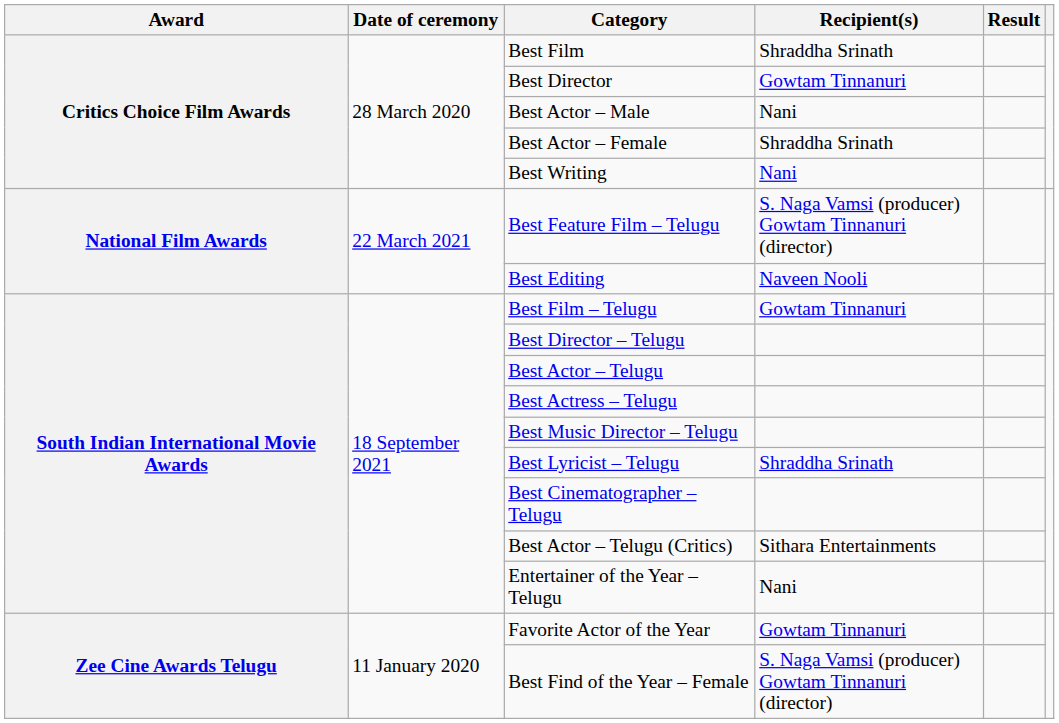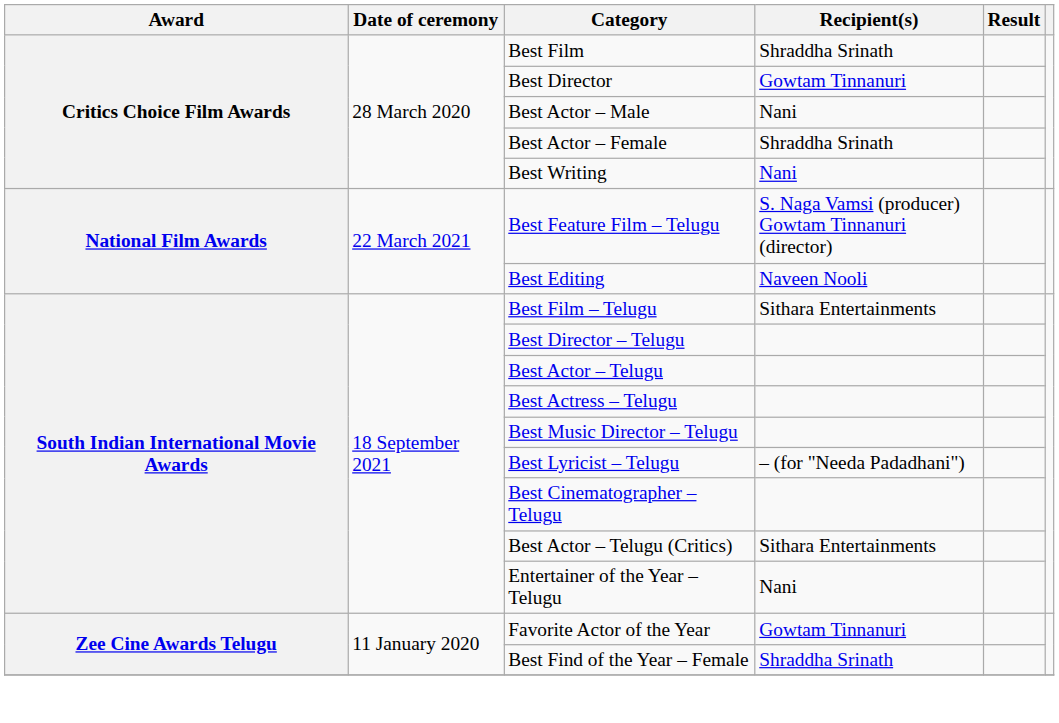(833, 309) Gowtam Tinnanuri -> (848, 309) Sithara Entertainments
(826, 462) Shraddha Srinath -> (862, 462) – (for "Needa Padadhani")
(860, 681) S. Naga Vamsi (producer) Gowtam Tinnanuri (director) -> (826, 659) Shraddha Srinath
